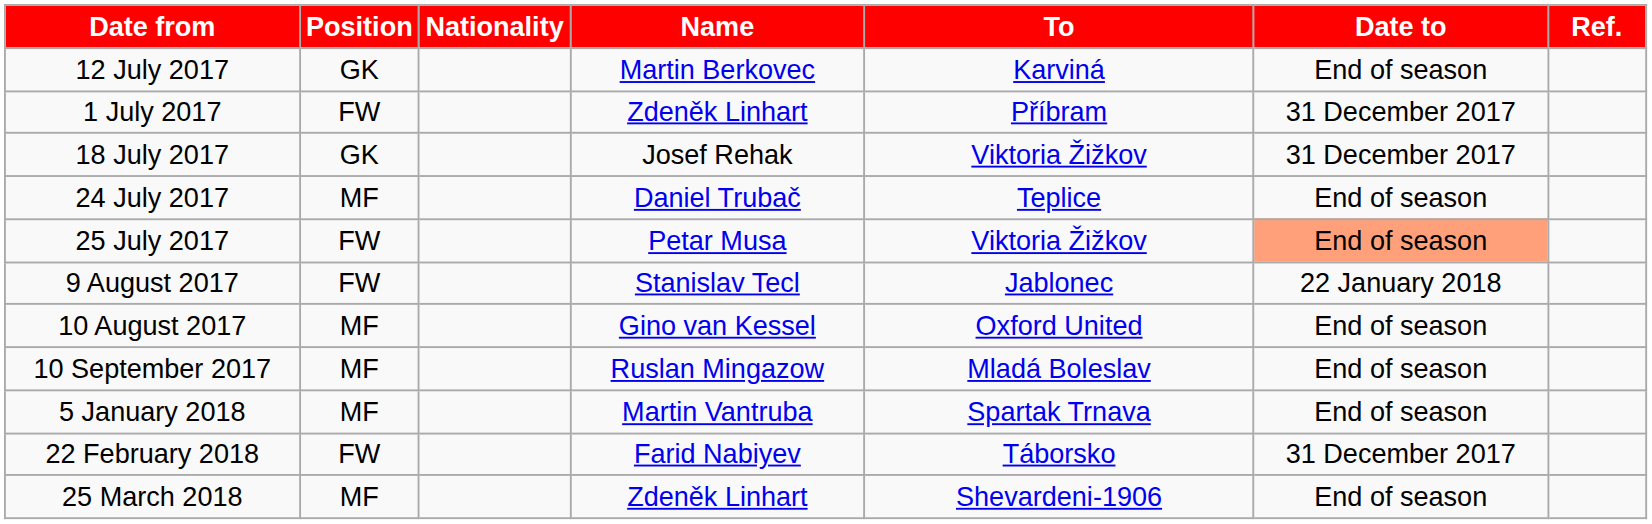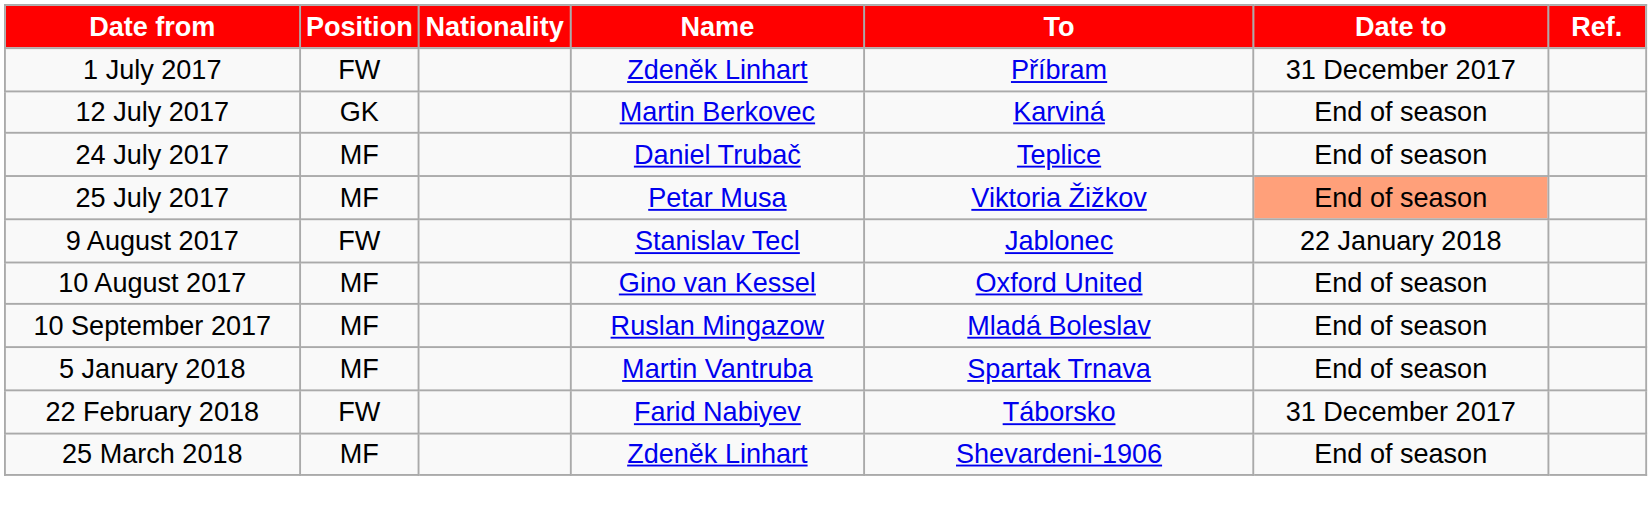rows swapped: (152, 112) <-> (152, 69)
- row: (152, 155)
(359, 241) FW -> (359, 198) MF
